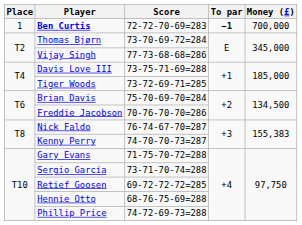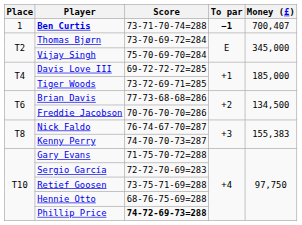(167, 26) 72-72-70-69=283 -> (167, 26) 73-71-70-74=288
(271, 26) 700,000 -> (271, 26) 700,407
(167, 55) 77-73-68-68=286 -> (167, 55) 75-70-69-70=284
(167, 69) 73-75-71-69=288 -> (167, 69) 69-72-72-72=285
(167, 98) 75-70-69-70=284 -> (167, 98) 77-73-68-68=286
(167, 170) 73-71-70-74=288 -> (167, 170) 72-72-70-69=283
(167, 184) 69-72-72-72=285 -> (167, 184) 73-75-71-69=288
(167, 213) normal -> (167, 213) bold
